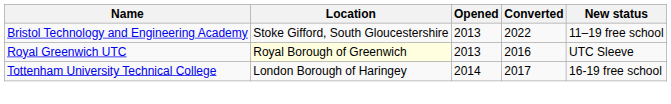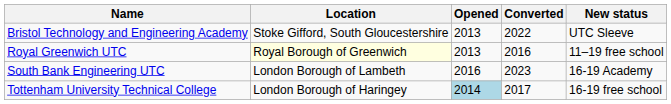(616, 33) 11–19 free school -> (601, 33) UTC Sleeve
(601, 52) UTC Sleeve -> (616, 52) 11–19 free school
+ row: (86, 71)
(467, 71) no background -> (467, 90) lightblue background
